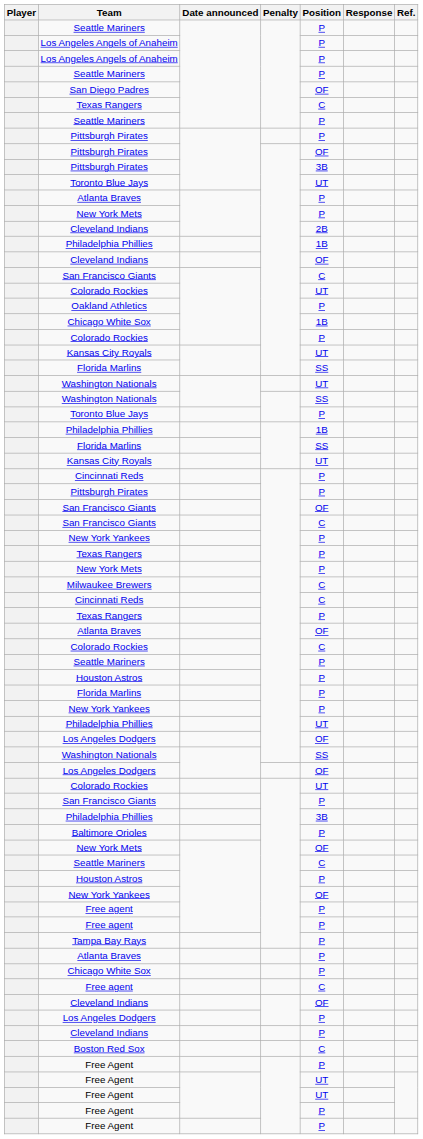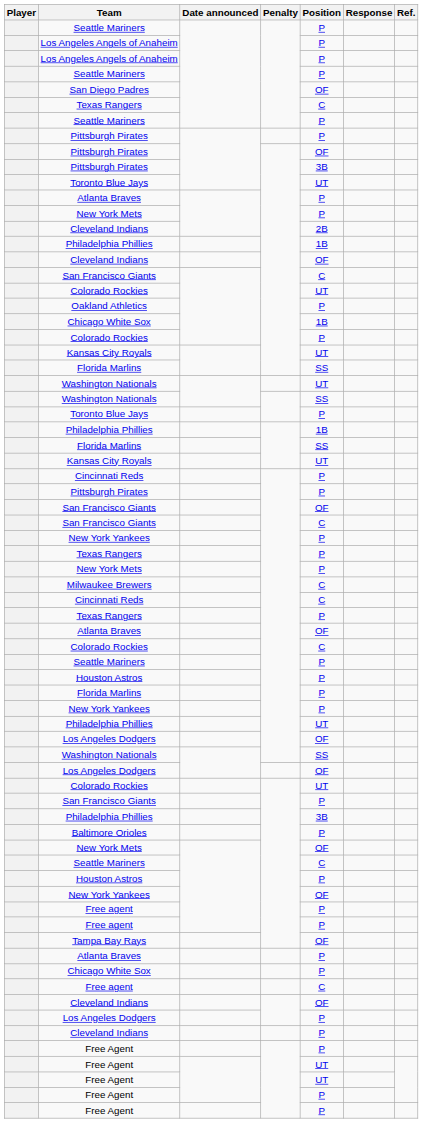(322, 941) P -> (322, 941) OF
- row: (21, 1049)
